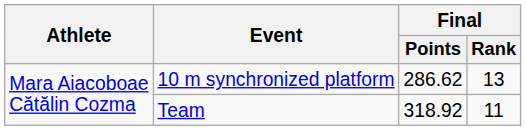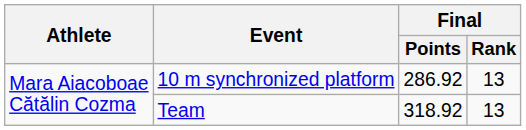(433, 80) 286.62 -> (433, 80) 286.92
(494, 110) 11 -> (494, 110) 13
